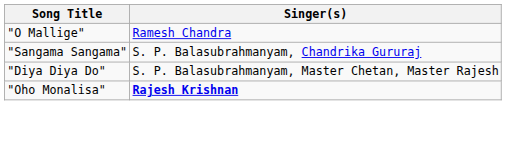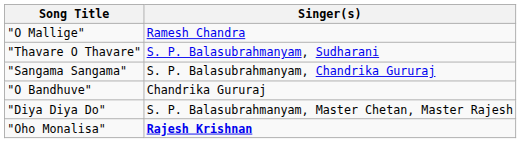+ row: (74, 52)
+ row: (49, 90)
